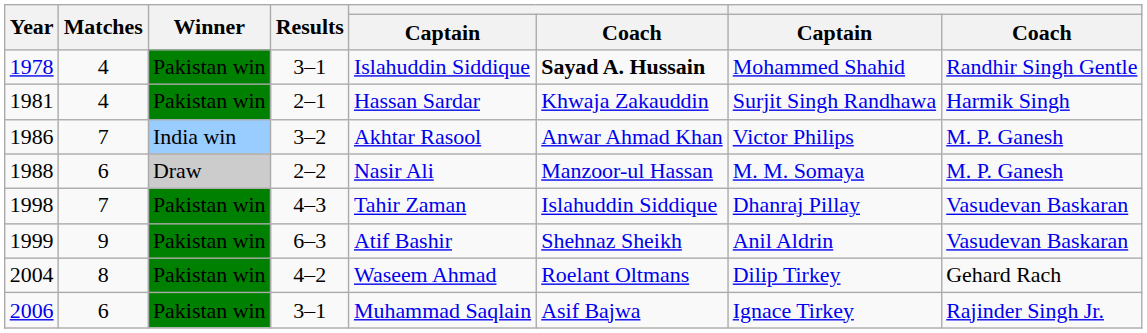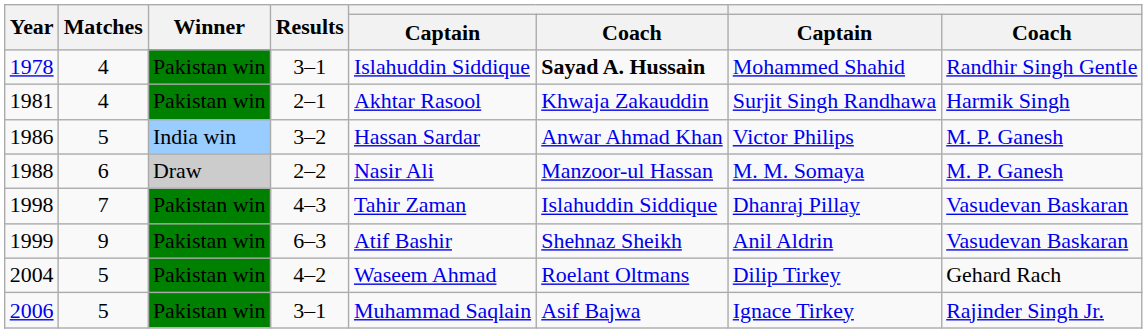(417, 101) Hassan Sardar -> (418, 101) Akhtar Rasool
(103, 136) 7 -> (103, 136) 5
(418, 136) Akhtar Rasool -> (417, 136) Hassan Sardar
(103, 275) 8 -> (103, 275) 5
(103, 310) 6 -> (103, 310) 5
